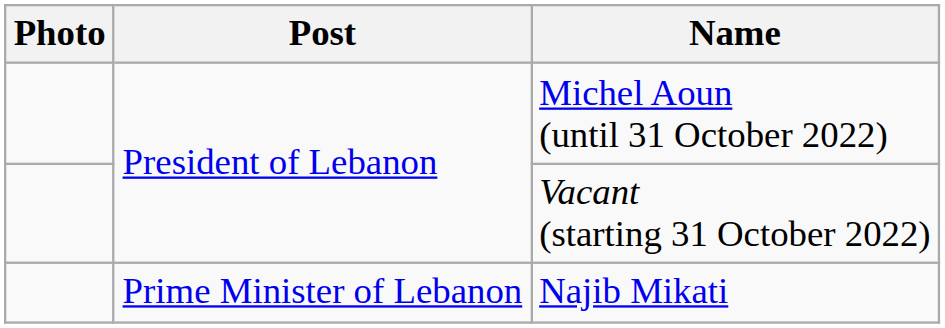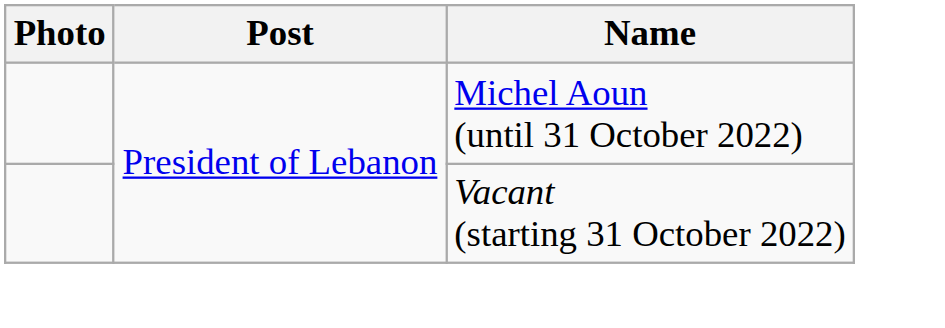- row: (634, 291)
